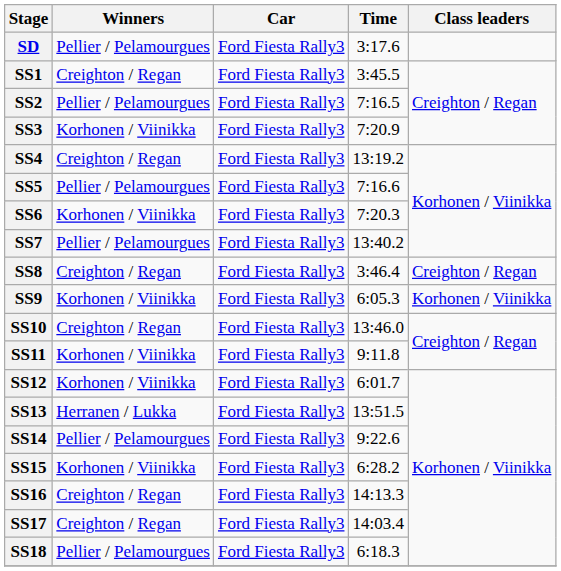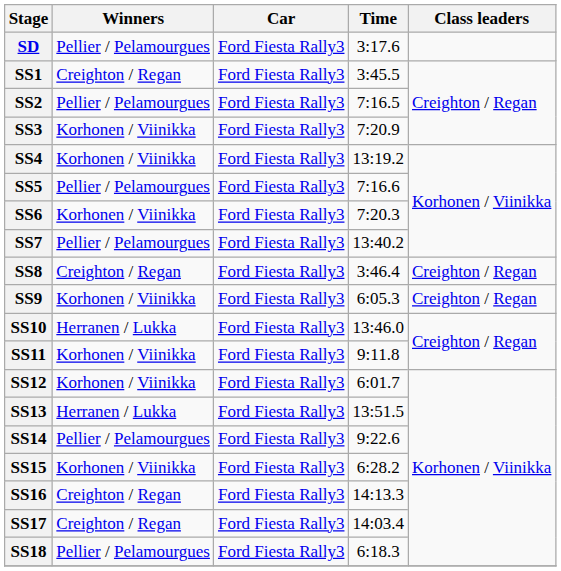(119, 158) Creighton / Regan -> (126, 158) Korhonen / Viinikka
(482, 298) Korhonen / Viinikka -> (474, 298) Creighton / Regan
(119, 326) Creighton / Regan -> (116, 326) Herranen / Lukka
